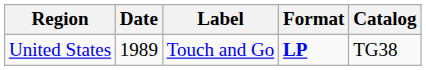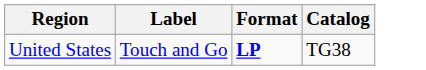- column: (139, 19)
